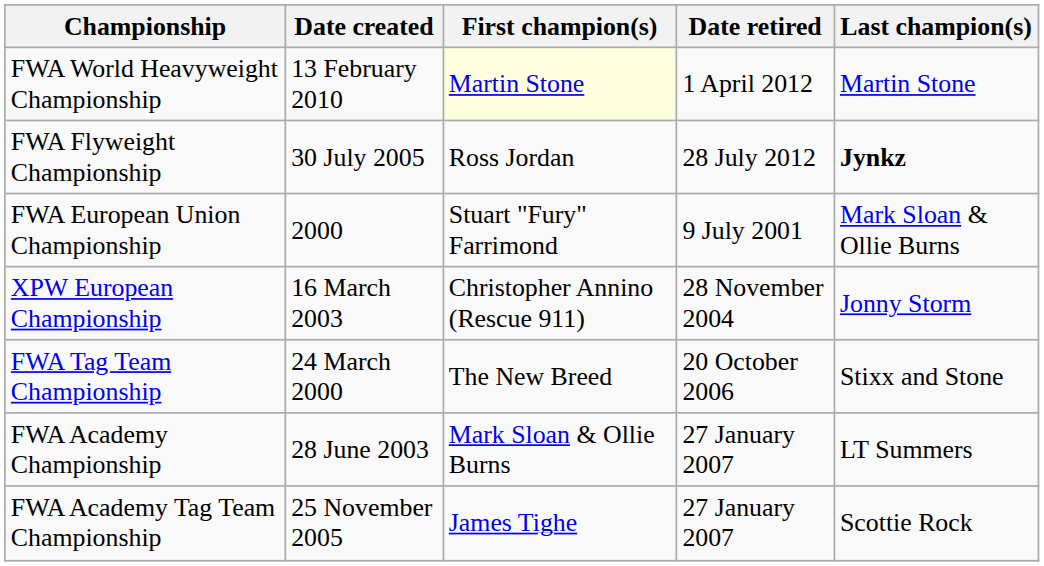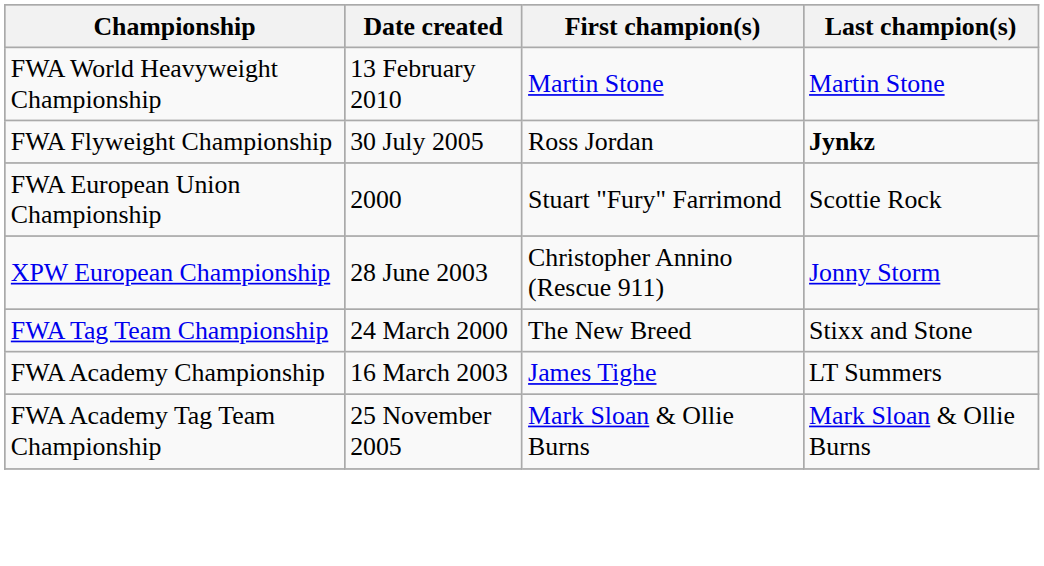- column: (755, 25)
(517, 83) lightyellow background -> (596, 83) no background
(914, 230) Mark Sloan & Ollie Burns -> (875, 199) Scottie Rock
(341, 303) 16 March 2003 -> (419, 272) 28 June 2003
(360, 449) 28 June 2003 -> (429, 373) 16 March 2003
(552, 449) Mark Sloan & Ollie Burns -> (592, 373) James Tighe
(513, 523) James Tighe -> (631, 431) Mark Sloan & Ollie Burns
(906, 523) Scottie Rock -> (912, 431) Mark Sloan & Ollie Burns
